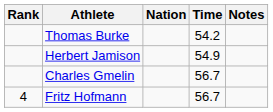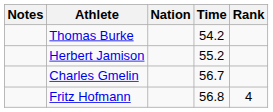columns swapped: (23, 14) <-> (246, 14)
(207, 55) 54.9 -> (212, 55) 55.2
(207, 96) 56.7 -> (212, 96) 56.8
